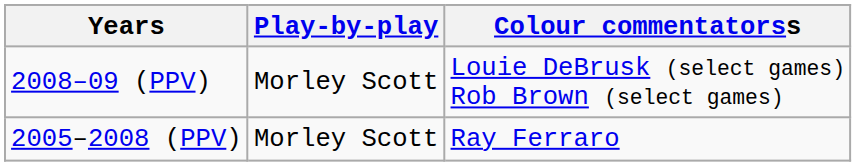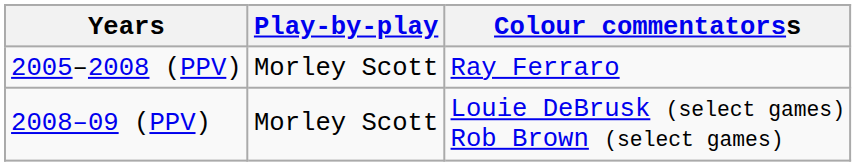rows swapped: (126, 139) <-> (111, 82)
